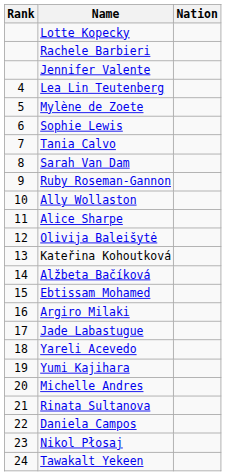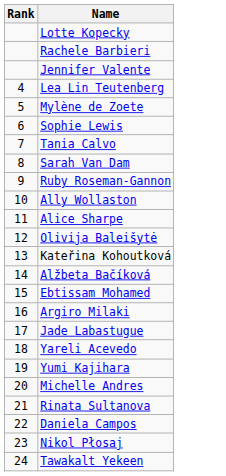- column: (197, 14)
